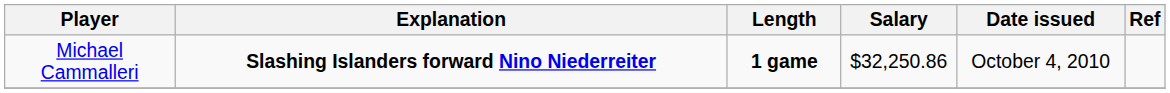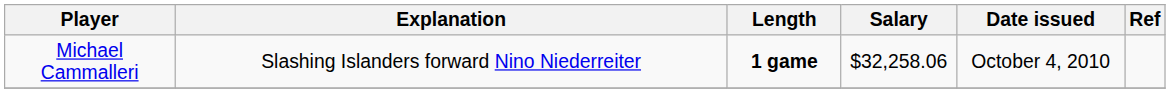(451, 61) bold -> (451, 61) normal
(899, 61) $32,250.86 -> (899, 61) $32,258.06
